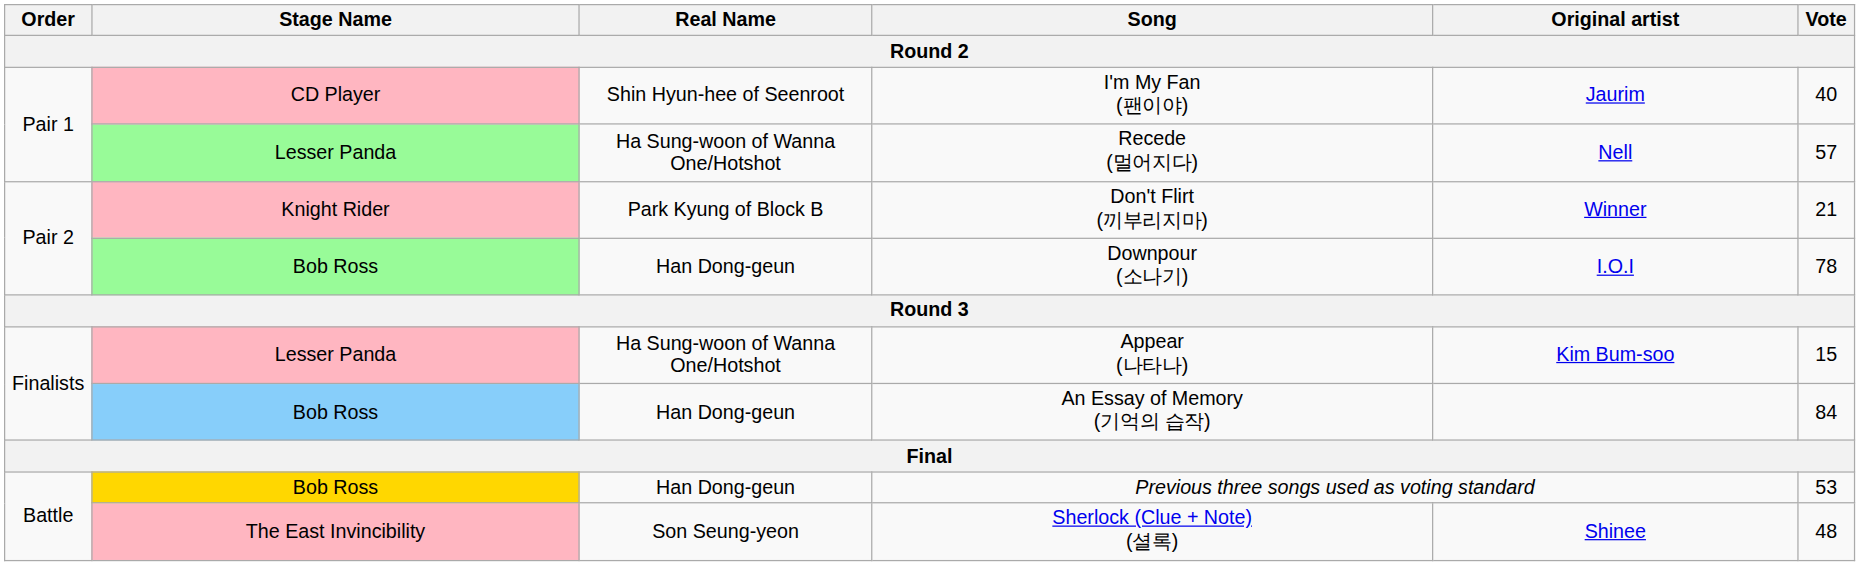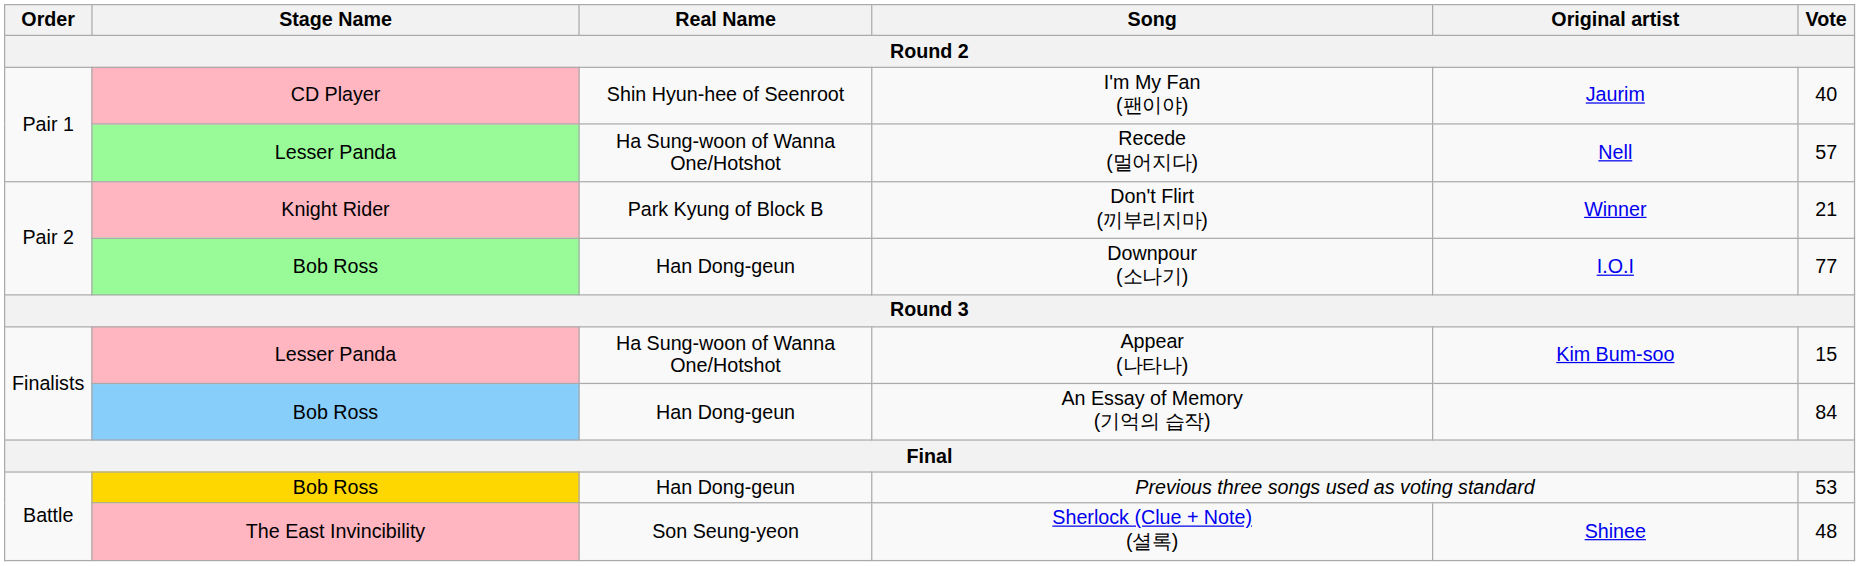(1826, 266) 78 -> (1826, 266) 77
